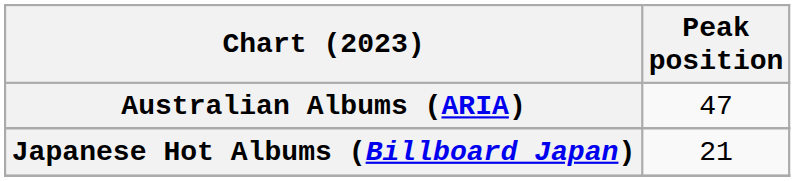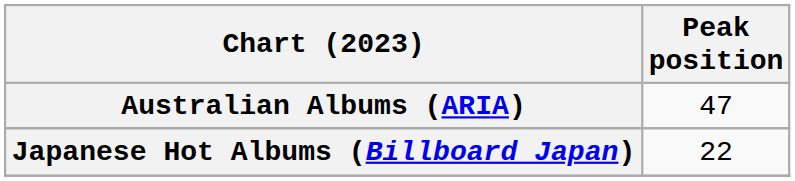(716, 152) 21 -> (716, 152) 22
